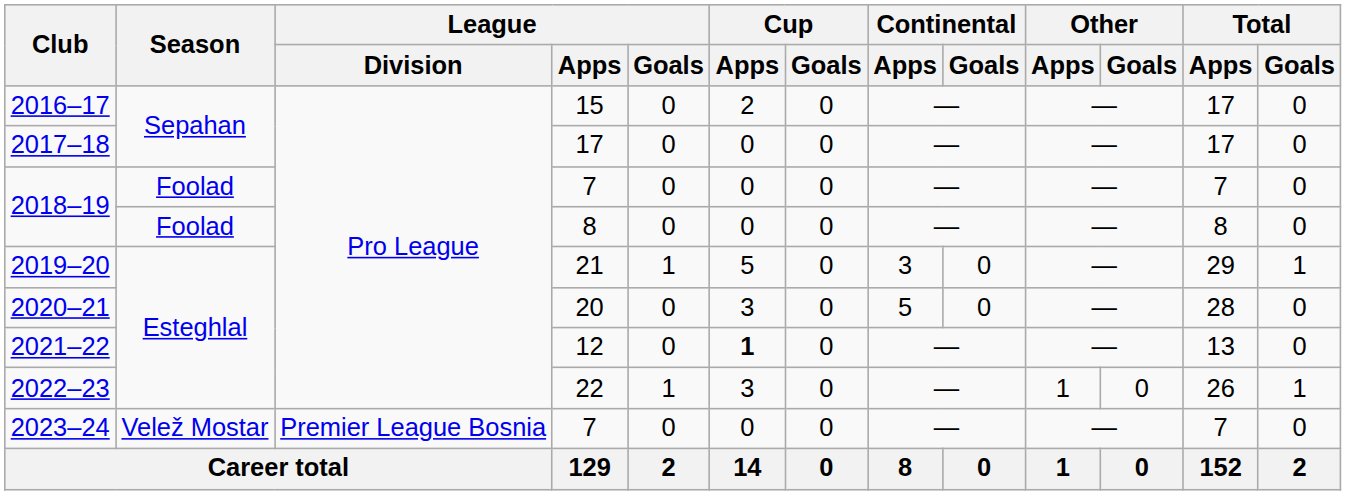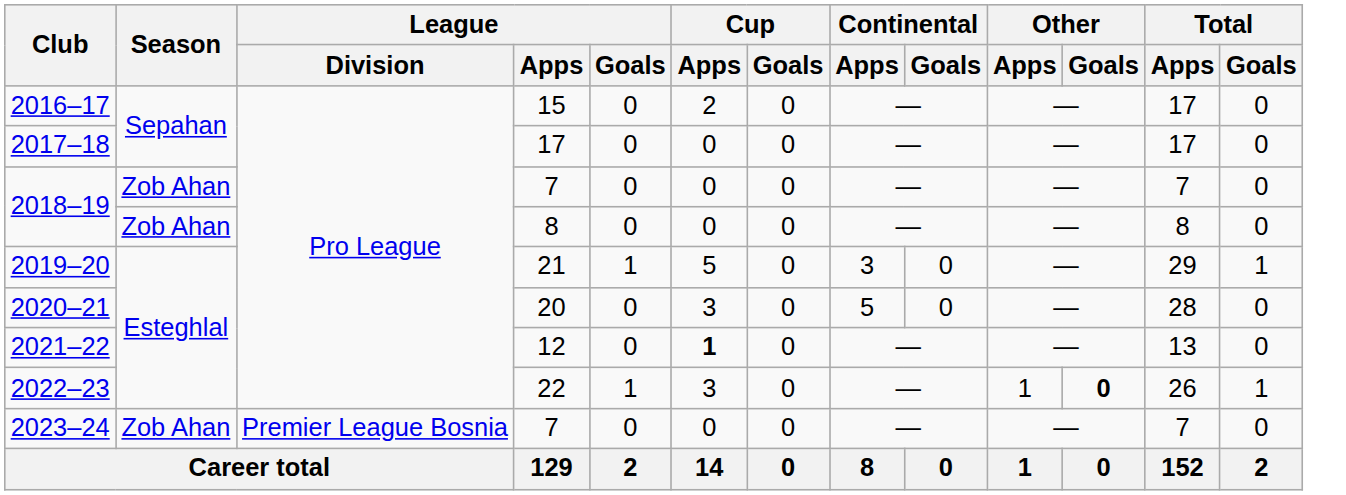(195, 186) Foolad -> (176, 186) Zob Ahan
(195, 226) Foolad -> (176, 226) Zob Ahan
(1142, 387) normal -> (1104, 387) bold
(195, 428) Velež Mostar -> (176, 428) Zob Ahan
